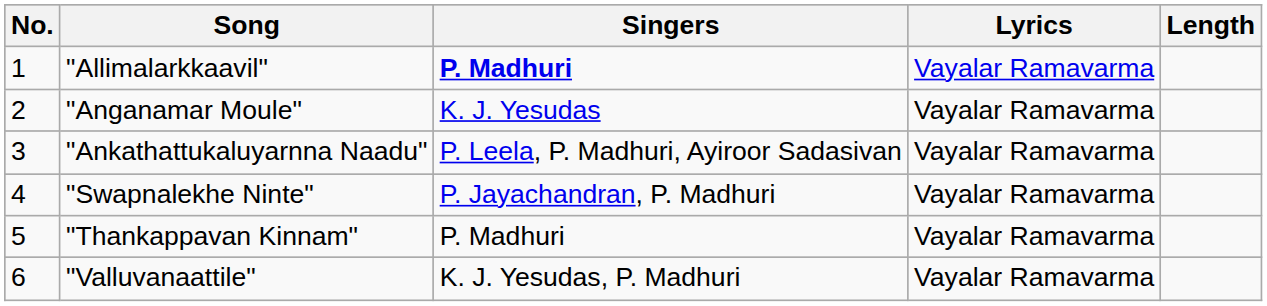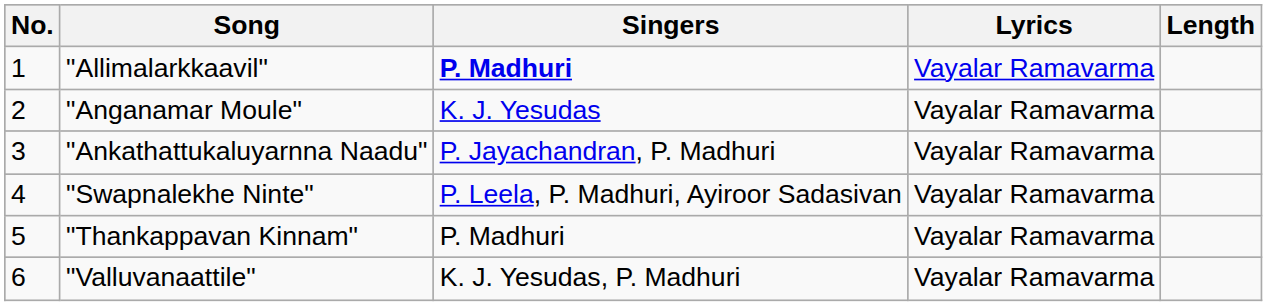(671, 151) P. Leela, P. Madhuri, Ayiroor Sadasivan -> (608, 151) P. Jayachandran, P. Madhuri
(608, 194) P. Jayachandran, P. Madhuri -> (671, 194) P. Leela, P. Madhuri, Ayiroor Sadasivan
